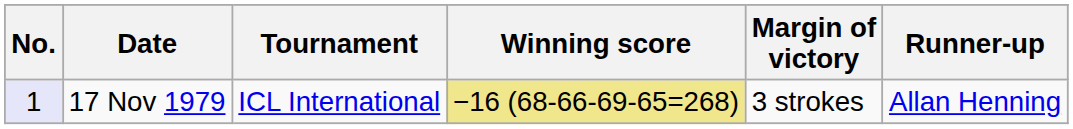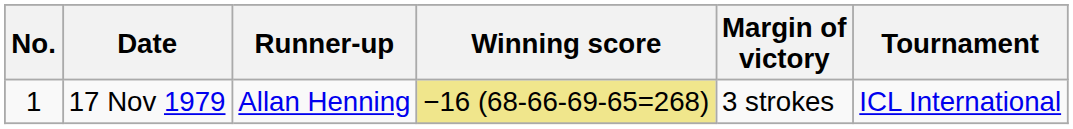columns swapped: (339, 42) <-> (975, 42)
(34, 102) lavender background -> (34, 102) no background
